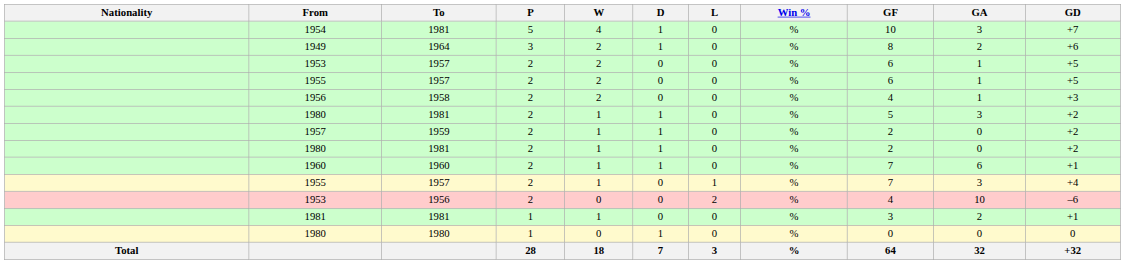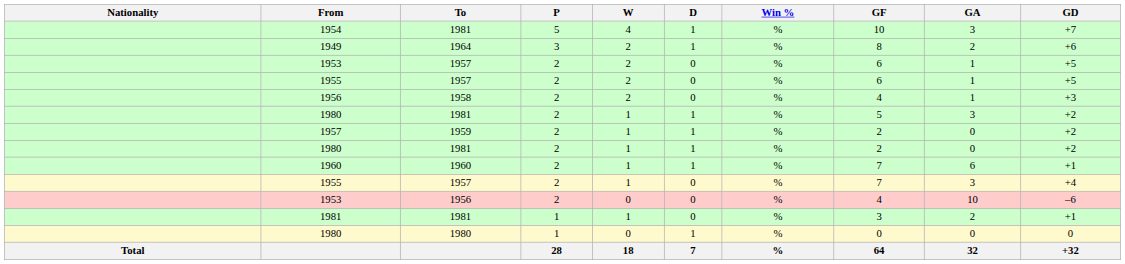- column: (715, 13)
